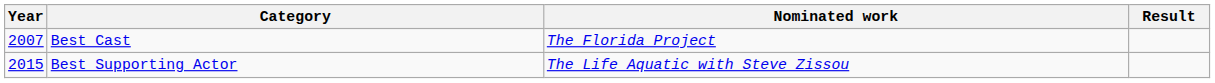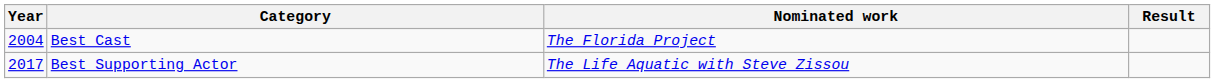(26, 41) 2007 -> (26, 41) 2004
(26, 65) 2015 -> (26, 65) 2017
